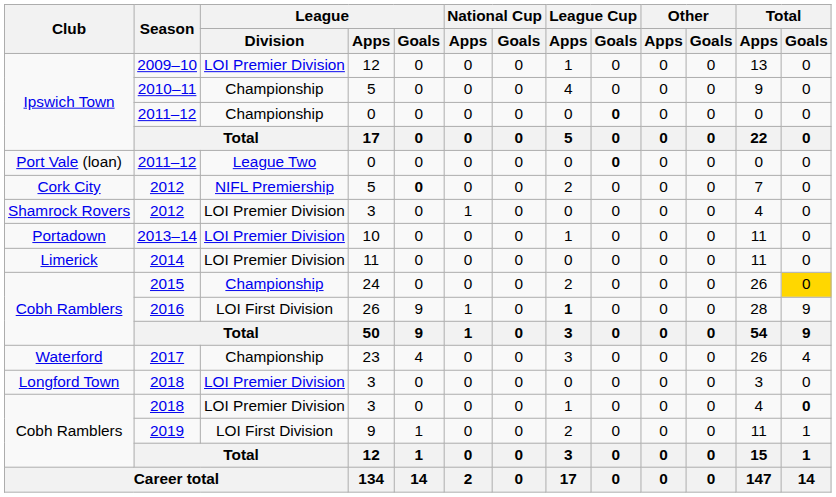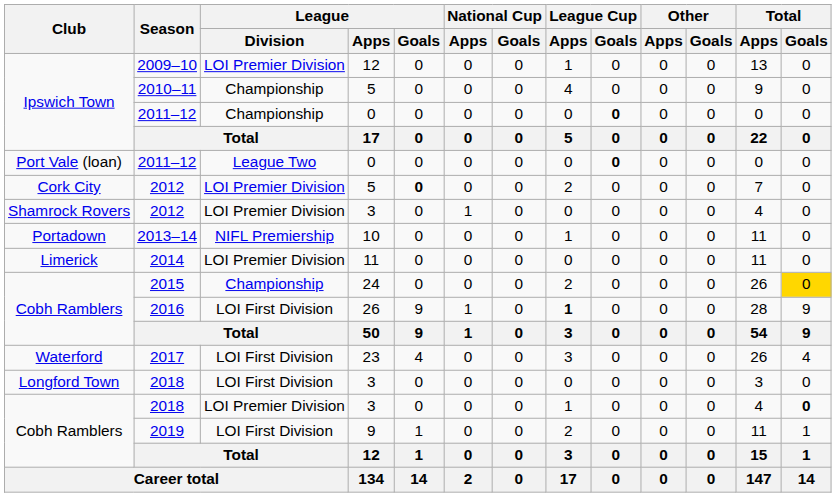(274, 187) NIFL Premiership -> (274, 187) LOI Premier Division
(274, 235) LOI Premier Division -> (274, 235) NIFL Premiership
(274, 357) Championship -> (274, 357) LOI First Division
(274, 382) LOI Premier Division -> (274, 382) LOI First Division
